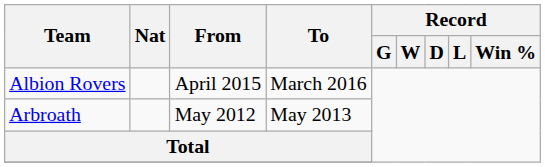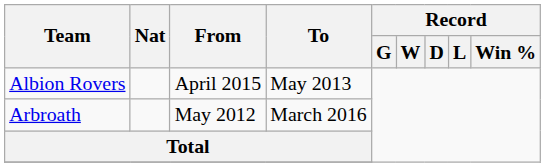(319, 83) March 2016 -> (311, 83) May 2013
(311, 114) May 2013 -> (319, 114) March 2016
